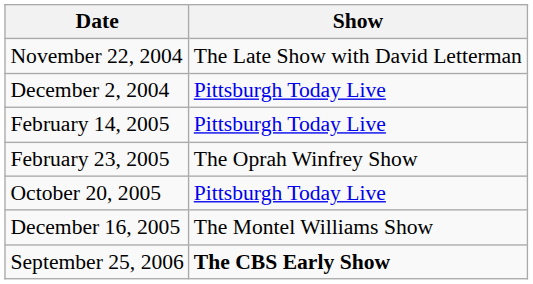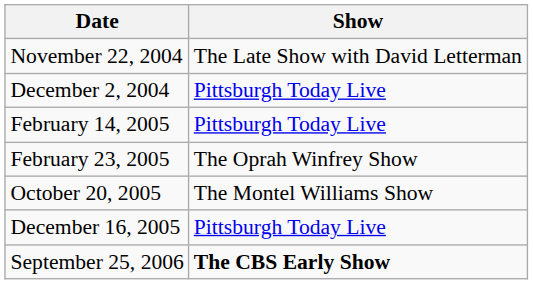(290, 192) Pittsburgh Today Live -> (313, 192) The Montel Williams Show
(313, 227) The Montel Williams Show -> (290, 227) Pittsburgh Today Live
